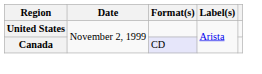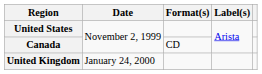(158, 45) lavender background -> (173, 45) no background
+ row: (43, 61)
